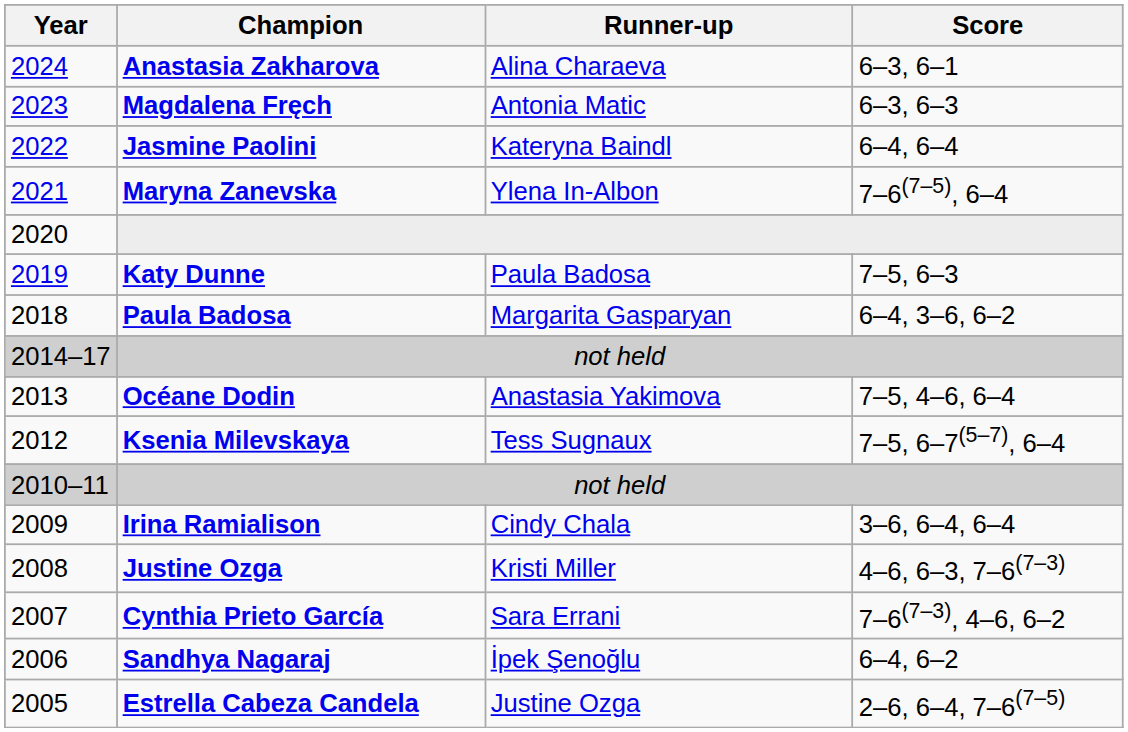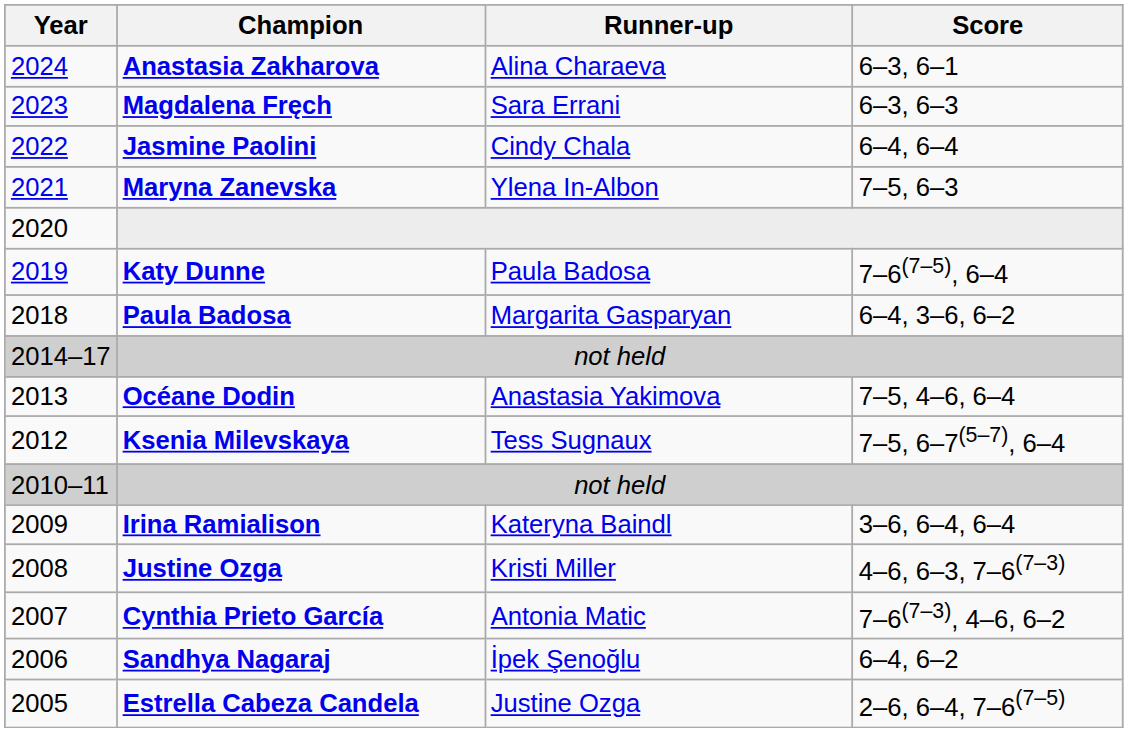(568, 107) Antonia Matic -> (555, 107) Sara Errani
(581, 147) Kateryna Baindl -> (560, 147) Cindy Chala
(933, 191) 7–6(7–5), 6–4 -> (909, 188) 7–5, 6–3
(909, 275) 7–5, 6–3 -> (933, 272) 7–6(7–5), 6–4
(560, 525) Cindy Chala -> (581, 525) Kateryna Baindl
(555, 616) Sara Errani -> (568, 616) Antonia Matic
